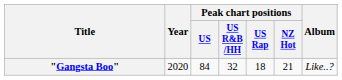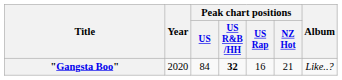(232, 66) normal -> (232, 66) bold
(260, 66) 18 -> (260, 66) 16
